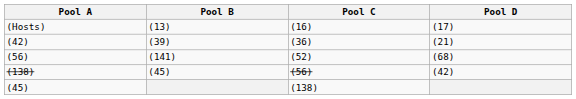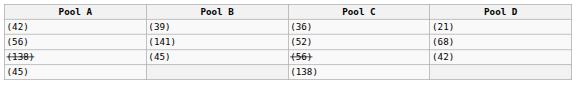- row: (26, 27)
